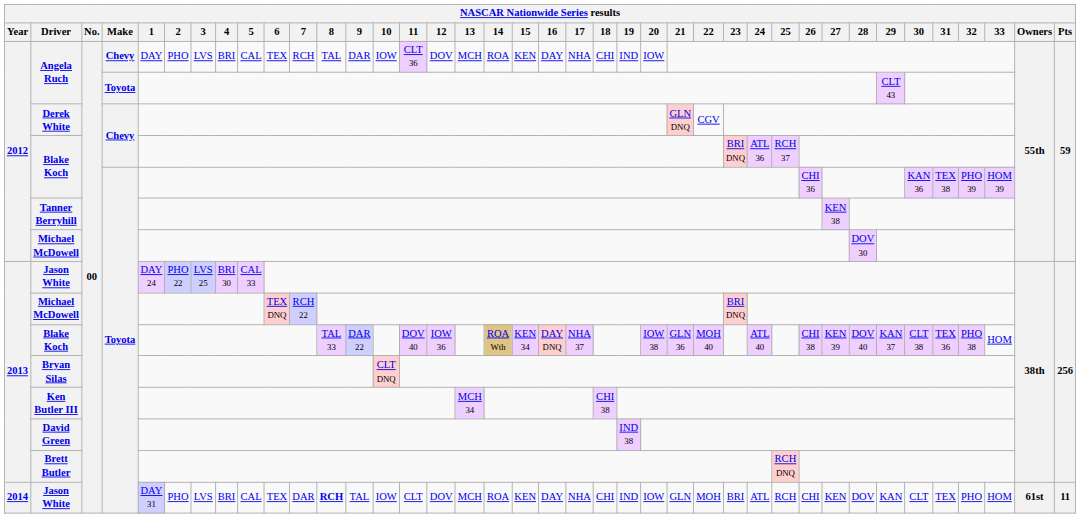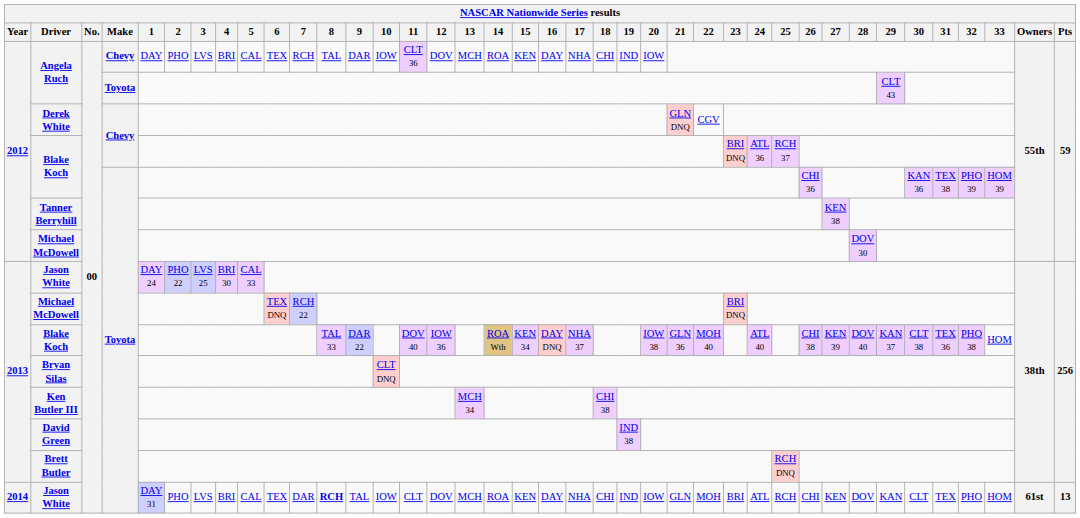(1065, 497) 11 -> (1065, 497) 13
